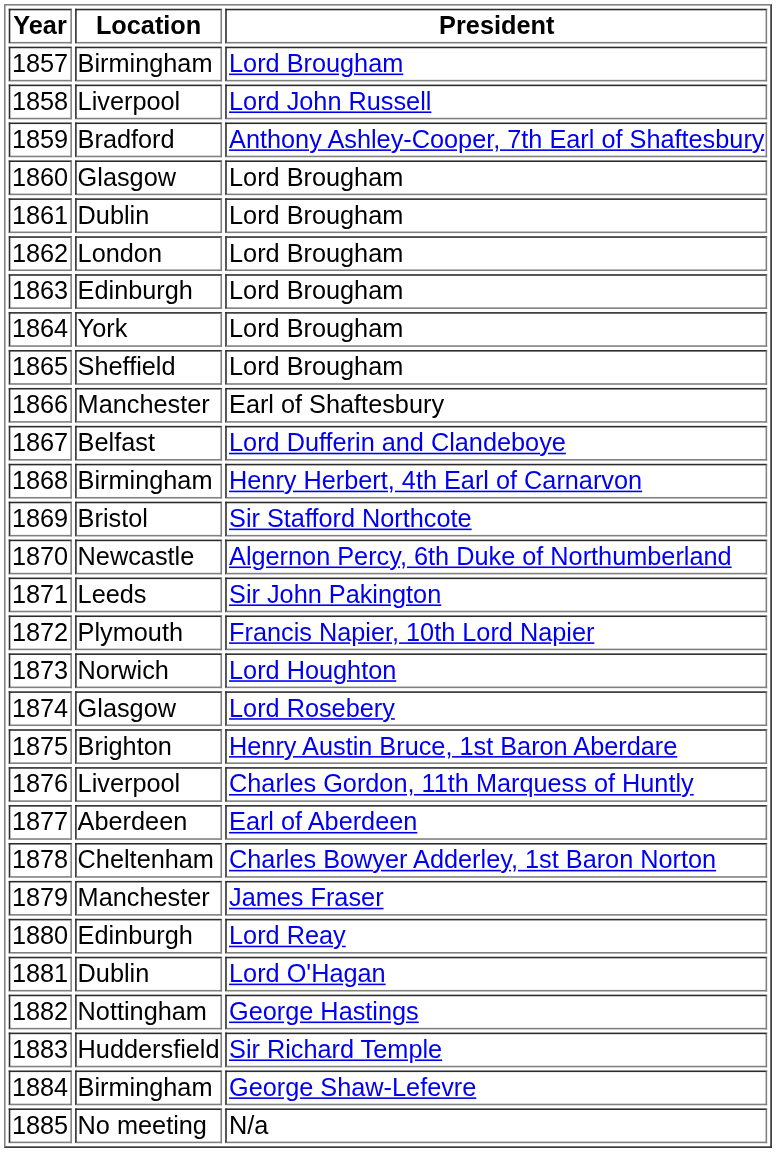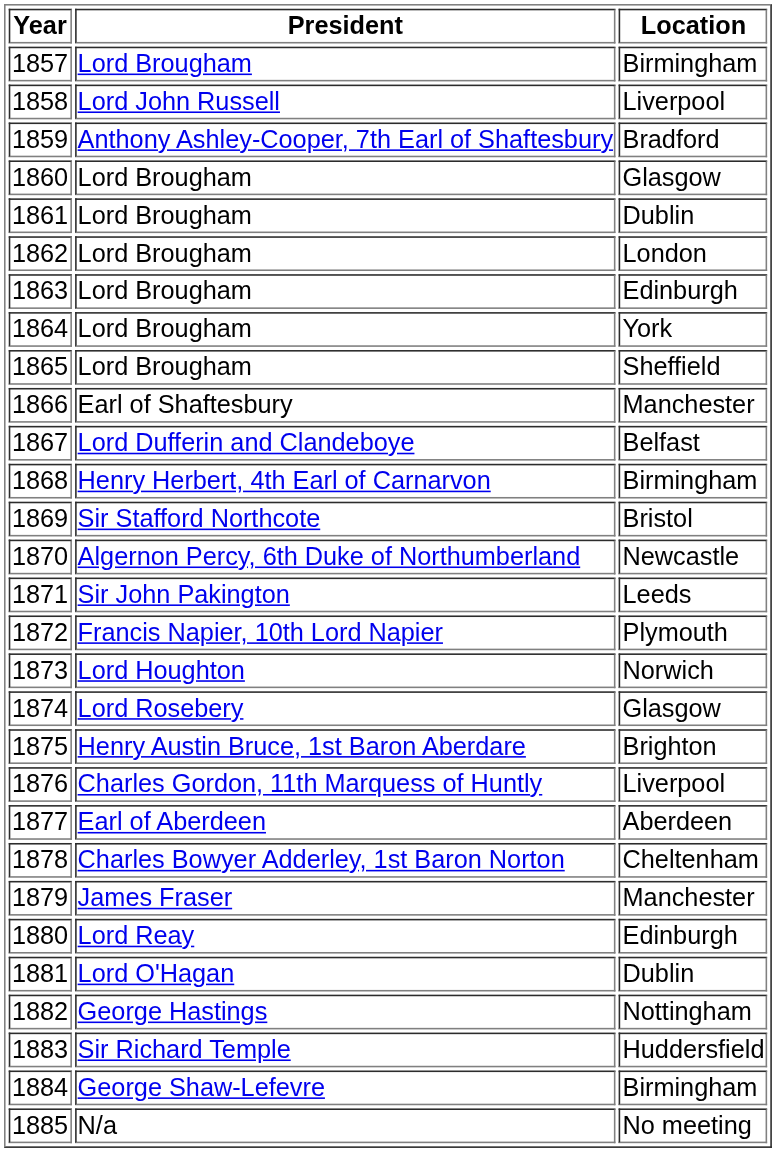columns swapped: (149, 25) <-> (497, 25)
